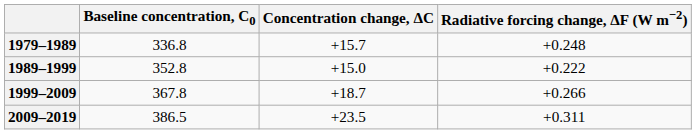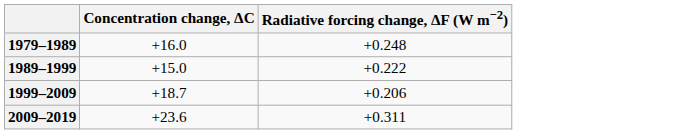- column: (170, 18)
(348, 44) +15.7 -> (169, 44) +16.0
(564, 92) +0.266 -> (385, 92) +0.206
(348, 117) +23.5 -> (169, 117) +23.6
